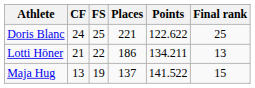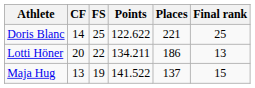columns swapped: (168, 14) <-> (127, 14)
(78, 34) 24 -> (78, 34) 14
(78, 54) 21 -> (78, 54) 20
